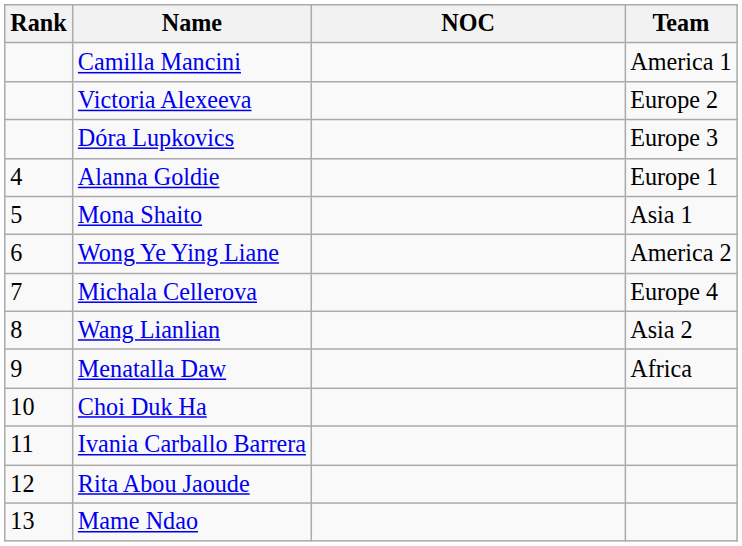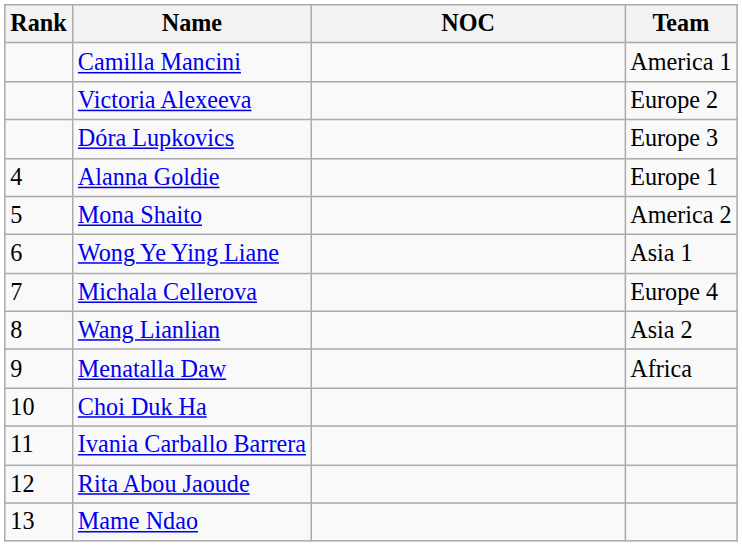(661, 215) Asia 1 -> (681, 215) America 2
(681, 253) America 2 -> (661, 253) Asia 1
